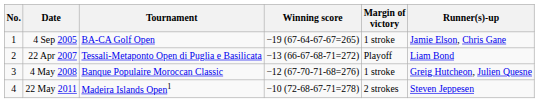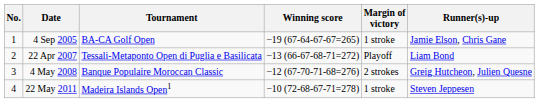(379, 72) 1 stroke -> (381, 72) 2 strokes
(381, 89) 2 strokes -> (379, 89) 1 stroke
